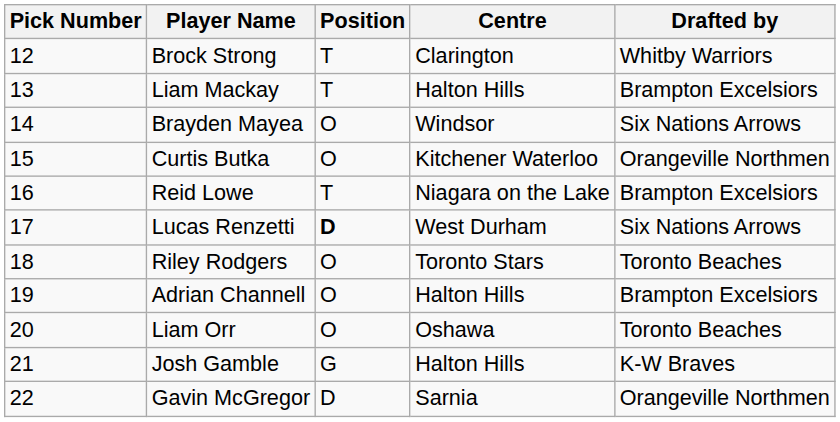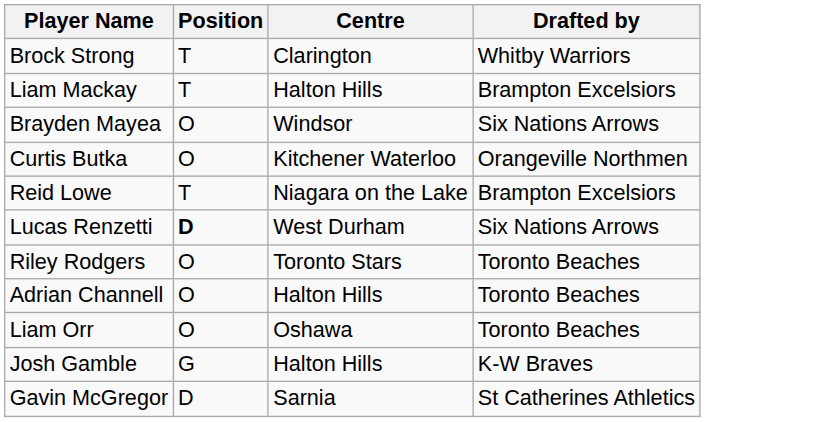- column: (76, 21)
(719, 295) Brampton Excelsiors -> (559, 295) Toronto Beaches
(725, 398) Orangeville Northmen -> (586, 398) St Catherines Athletics
